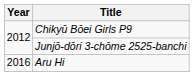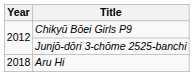(19, 63) 2016 -> (19, 63) 2018
